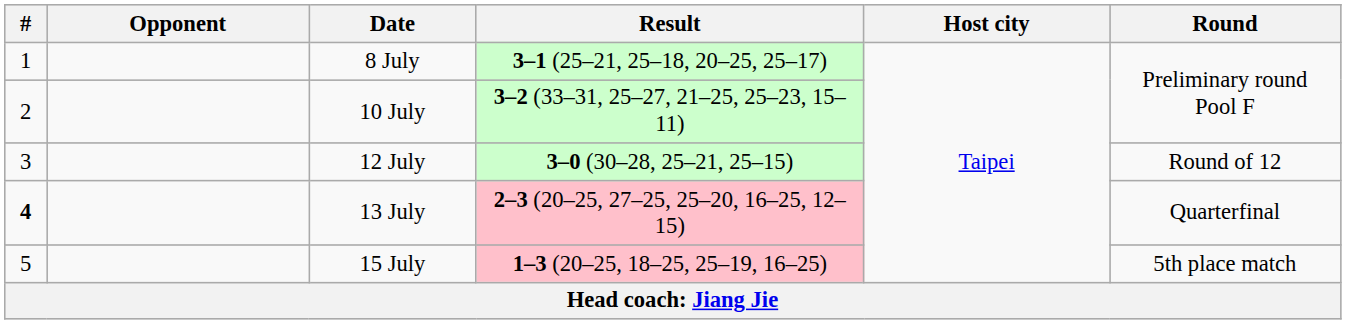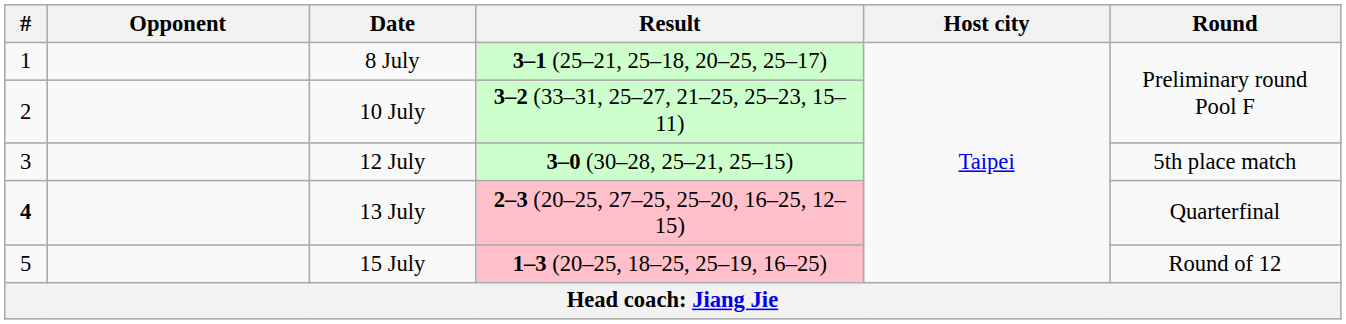(1225, 162) Round of 12 -> (1225, 162) 5th place match
(1225, 263) 5th place match -> (1225, 263) Round of 12
